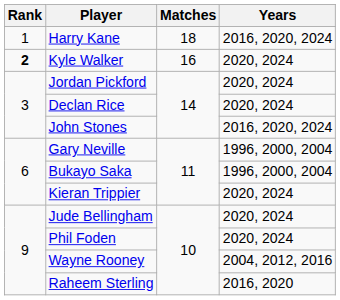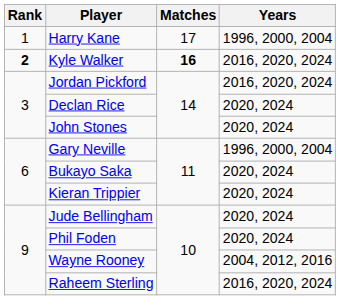(188, 37) 18 -> (188, 37) 17
(278, 37) 2016, 2020, 2024 -> (278, 37) 1996, 2000, 2004
(188, 60) normal -> (188, 60) bold
(258, 60) 2020, 2024 -> (278, 60) 2016, 2020, 2024
(258, 82) 2020, 2024 -> (278, 82) 2016, 2020, 2024
(278, 127) 2016, 2020, 2024 -> (258, 127) 2020, 2024
(278, 171) 1996, 2000, 2004 -> (258, 171) 2020, 2024
(258, 283) 2016, 2020 -> (278, 283) 2016, 2020, 2024
